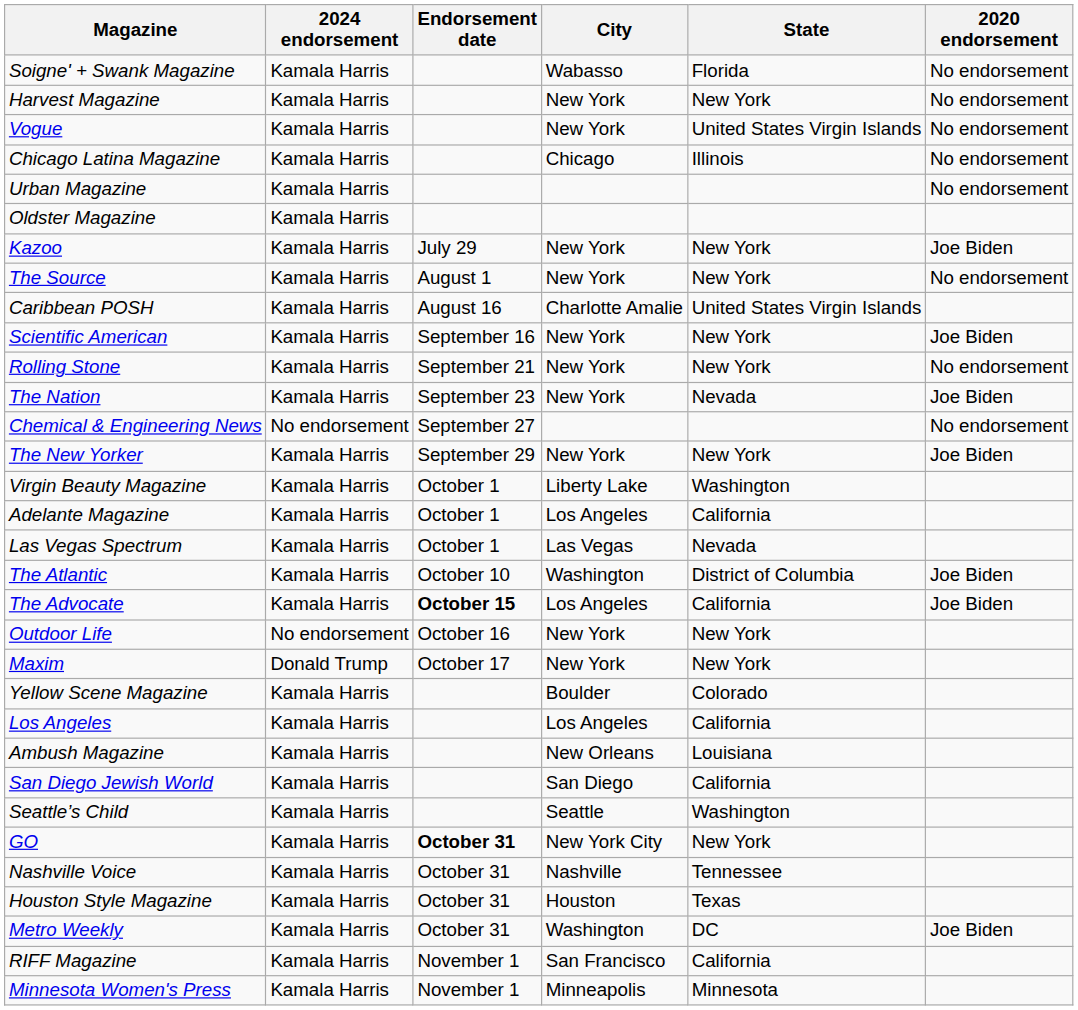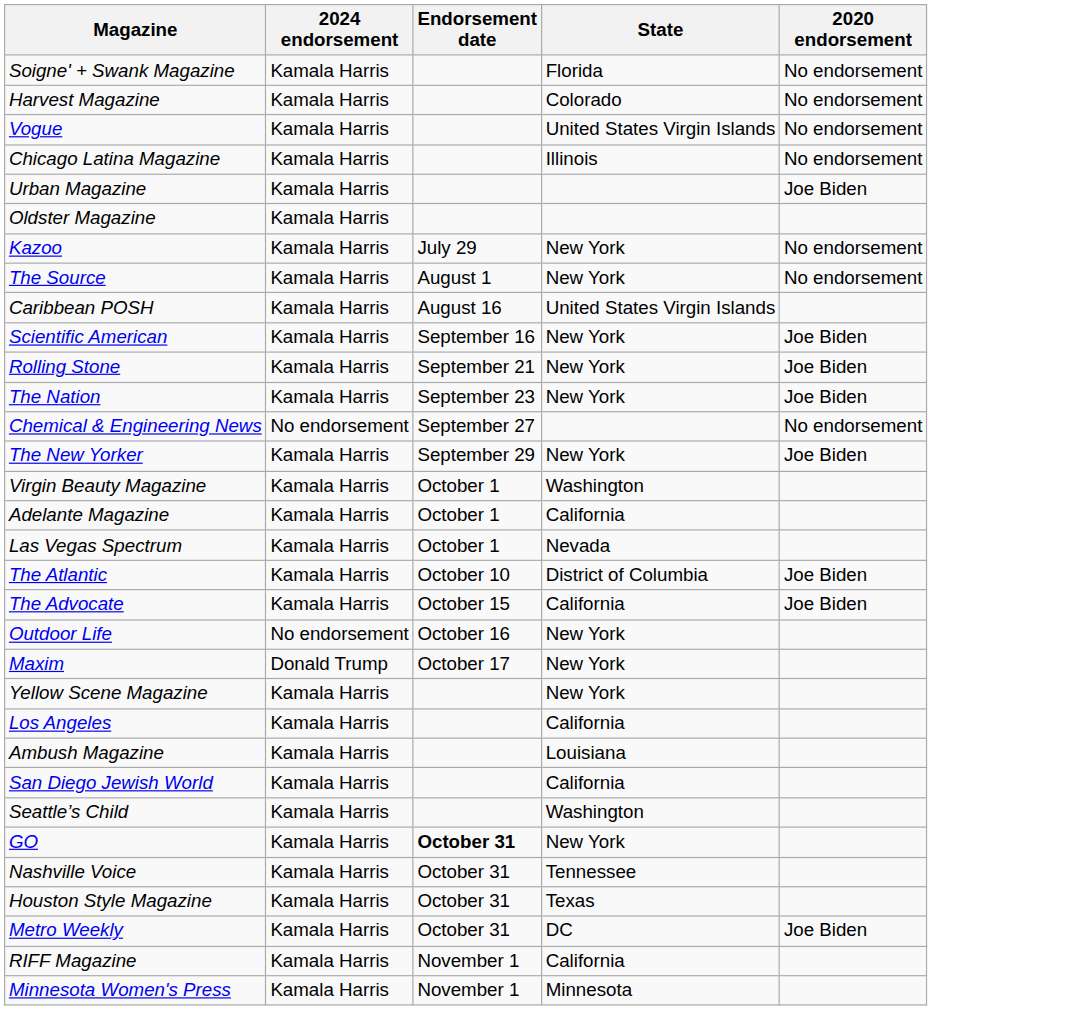- column: (614, 29)
(731, 99) New York -> (584, 99) Colorado
(999, 188) No endorsement -> (826, 188) Joe Biden
(972, 248) Joe Biden -> (853, 248) No endorsement
(999, 366) No endorsement -> (826, 366) Joe Biden
(724, 396) Nevada -> (585, 396) New York
(466, 604) bold -> (464, 604) normal
(730, 693) Colorado -> (585, 693) New York
